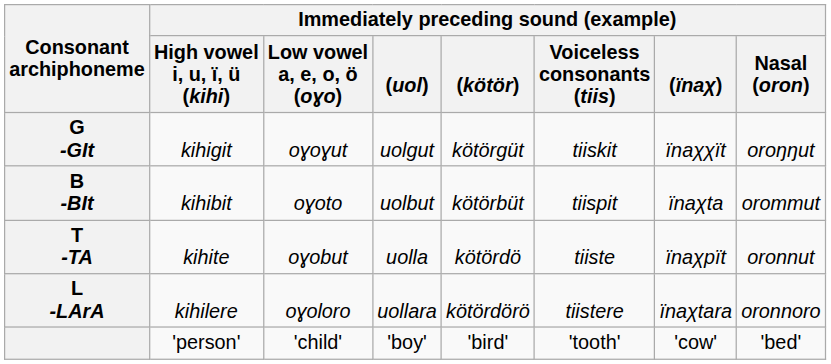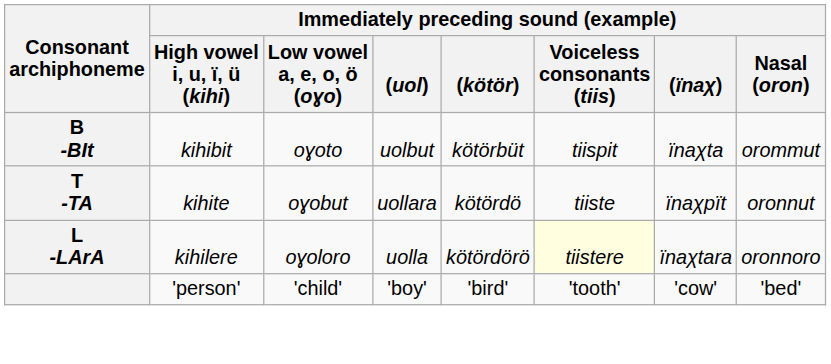- row: (77, 138)
(407, 257) uolla -> (407, 203) uollara
(407, 311) uollara -> (407, 257) uolla
(595, 311) no background -> (595, 257) lightyellow background
